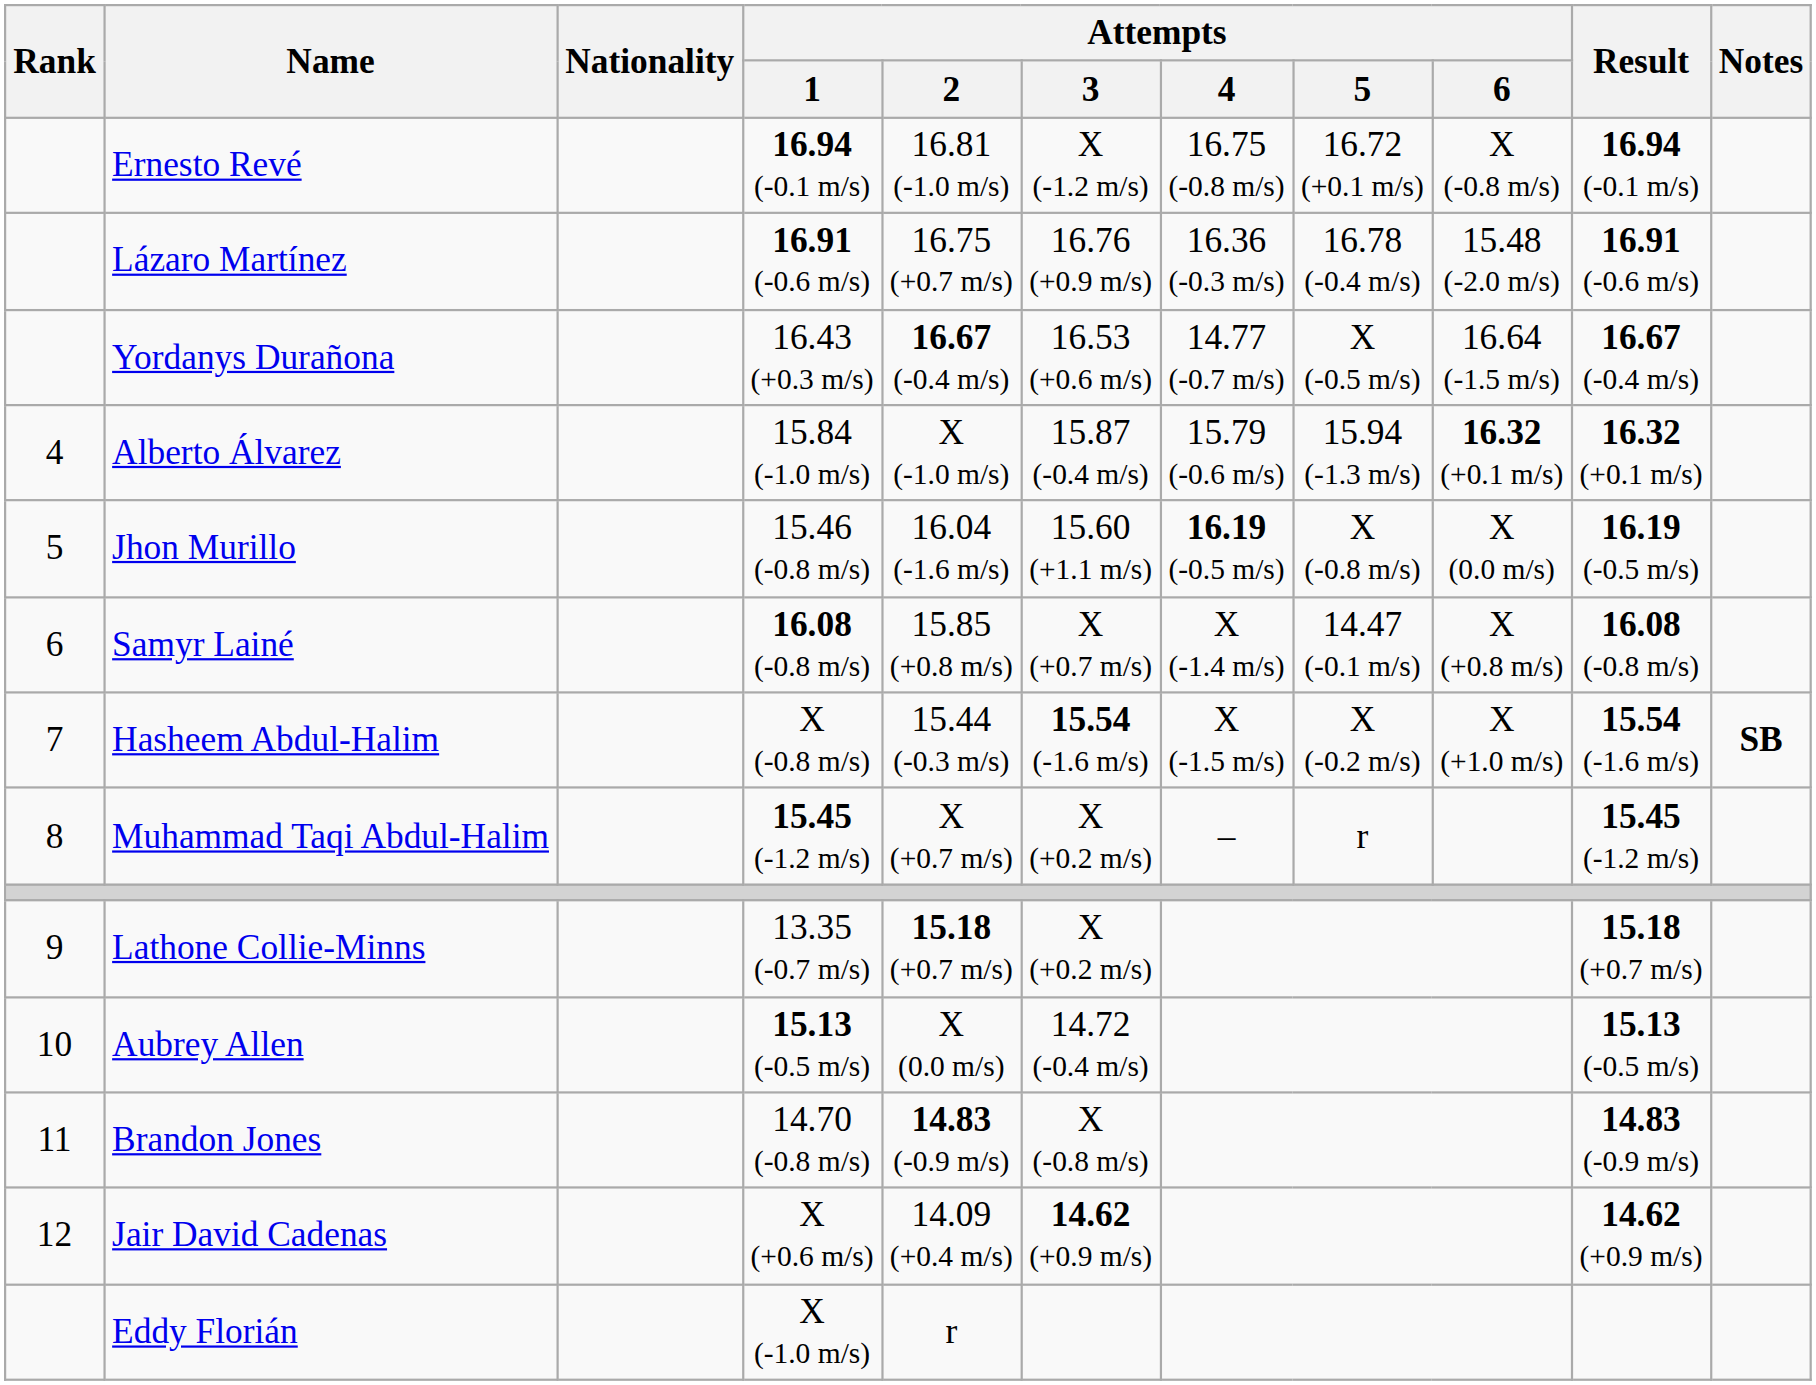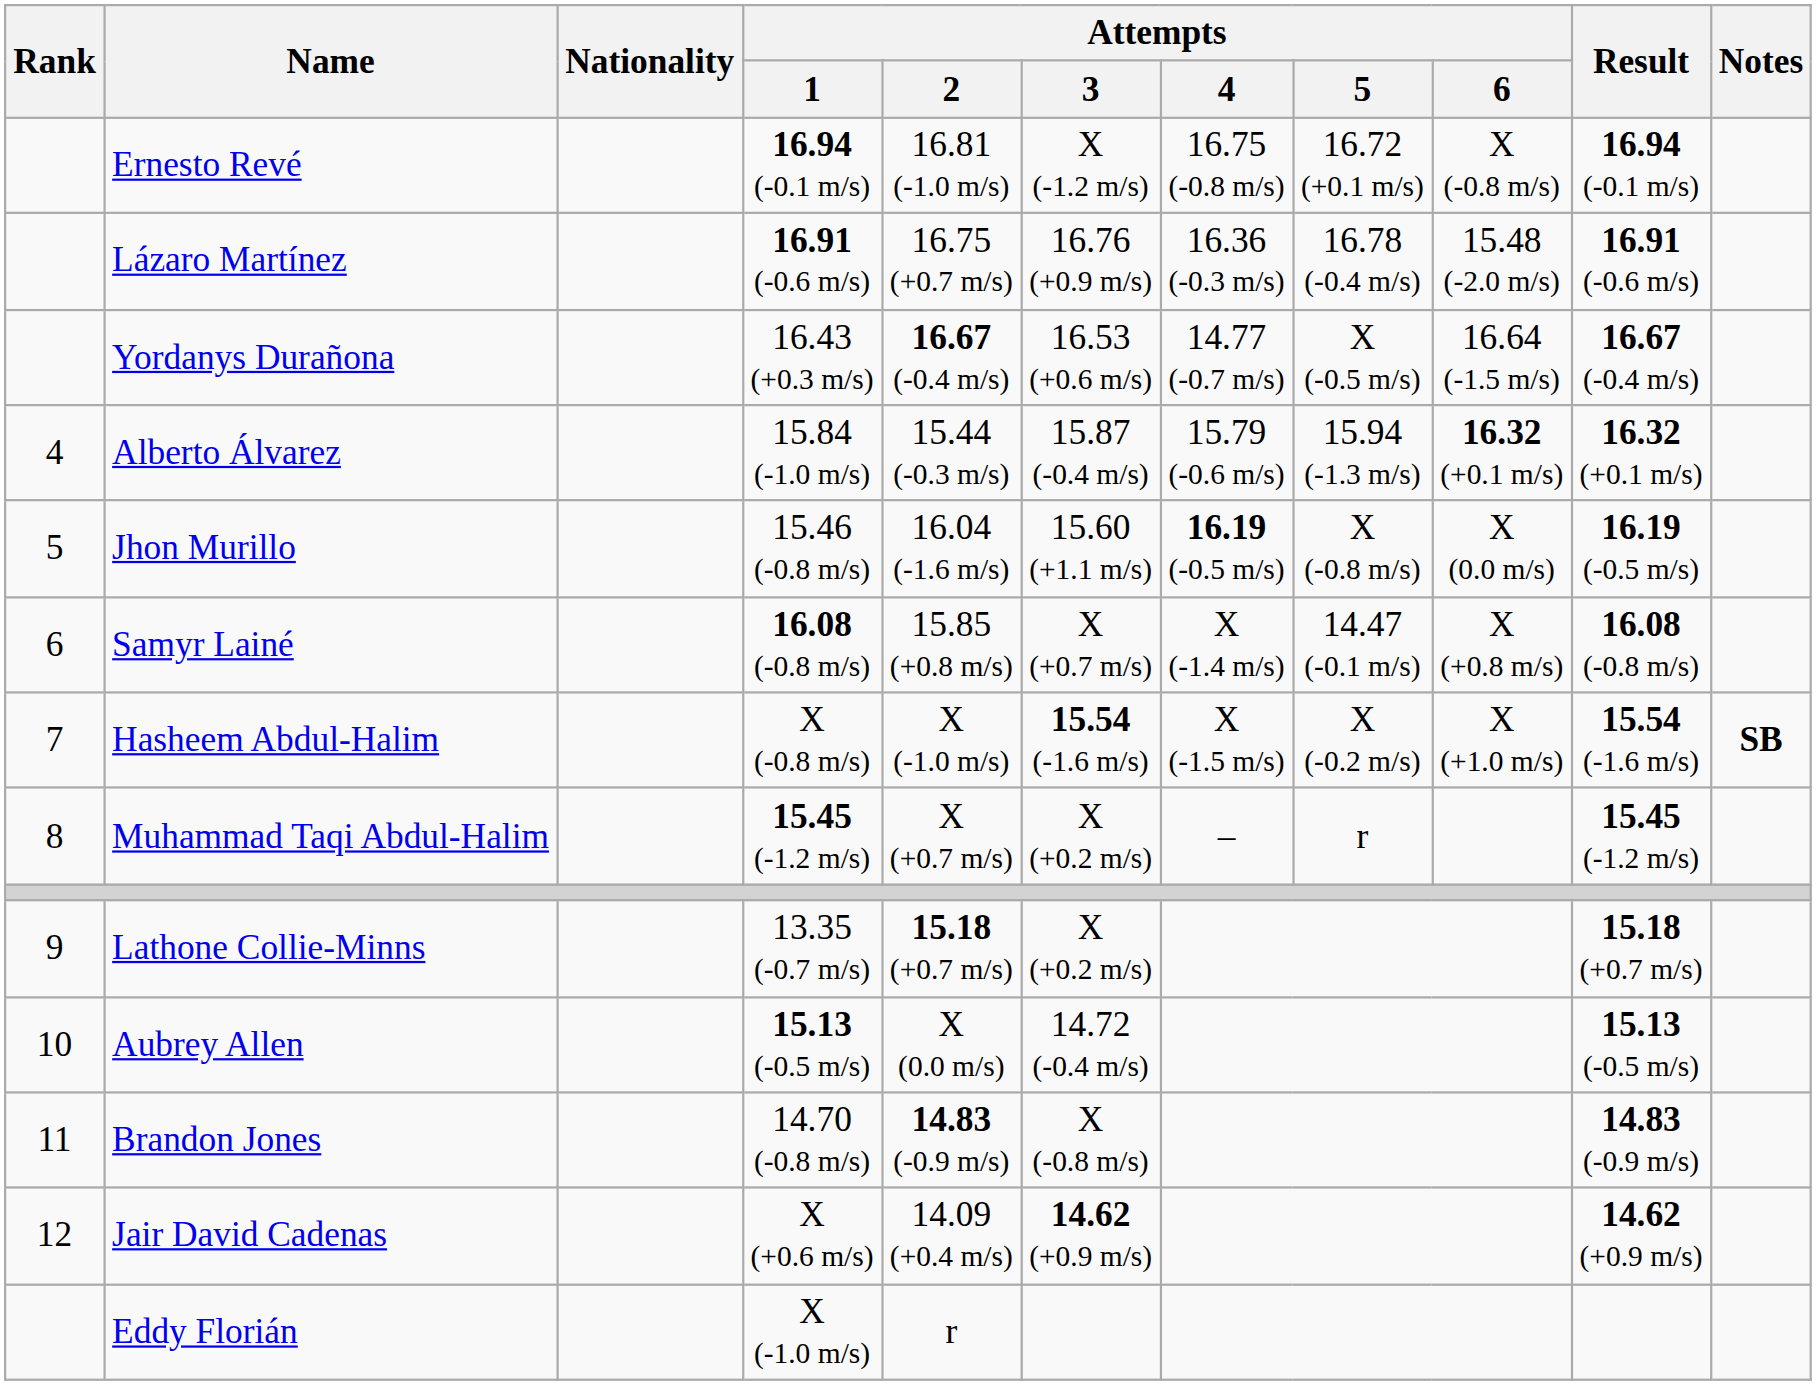(951, 452) X (-1.0 m/s) -> (951, 452) 15.44 (-0.3 m/s)
(951, 739) 15.44 (-0.3 m/s) -> (951, 739) X (-1.0 m/s)
